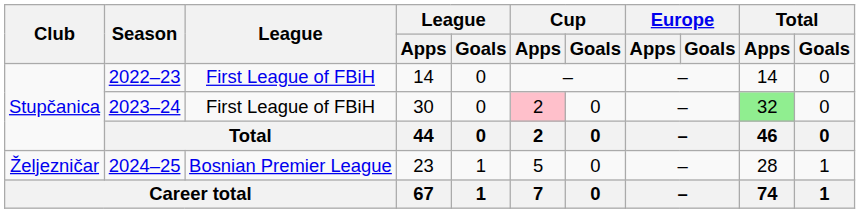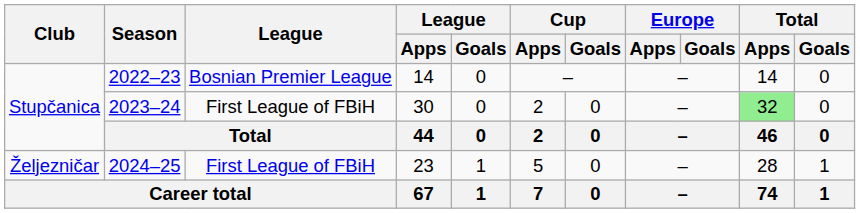(290, 78) First League of FBiH -> (290, 78) Bosnian Premier League
(538, 107) pink background -> (538, 107) no background
(290, 165) Bosnian Premier League -> (290, 165) First League of FBiH
